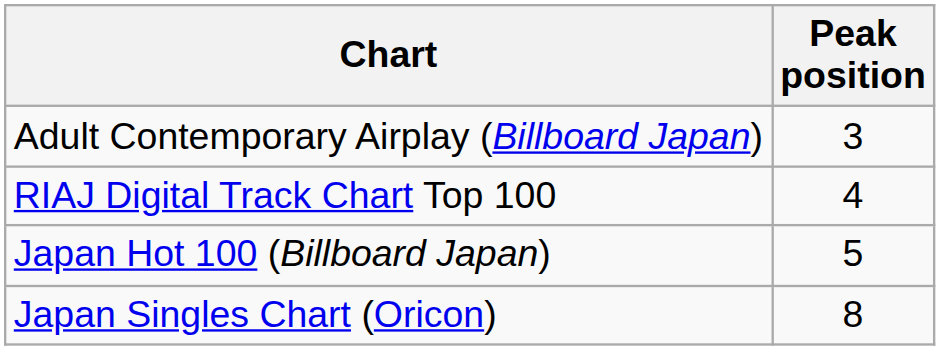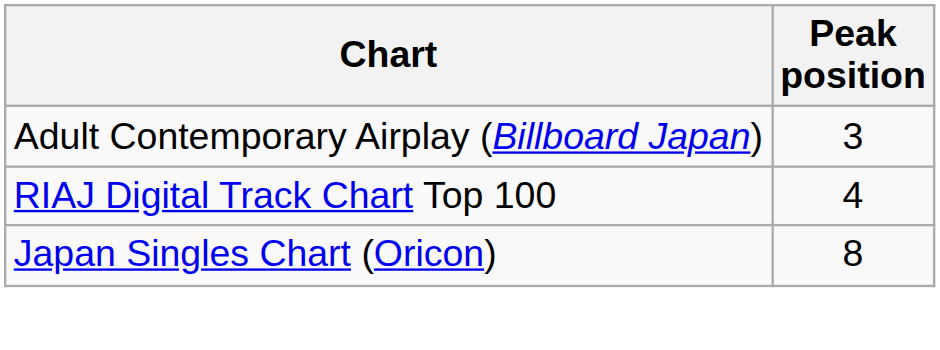- row: (282, 254)
